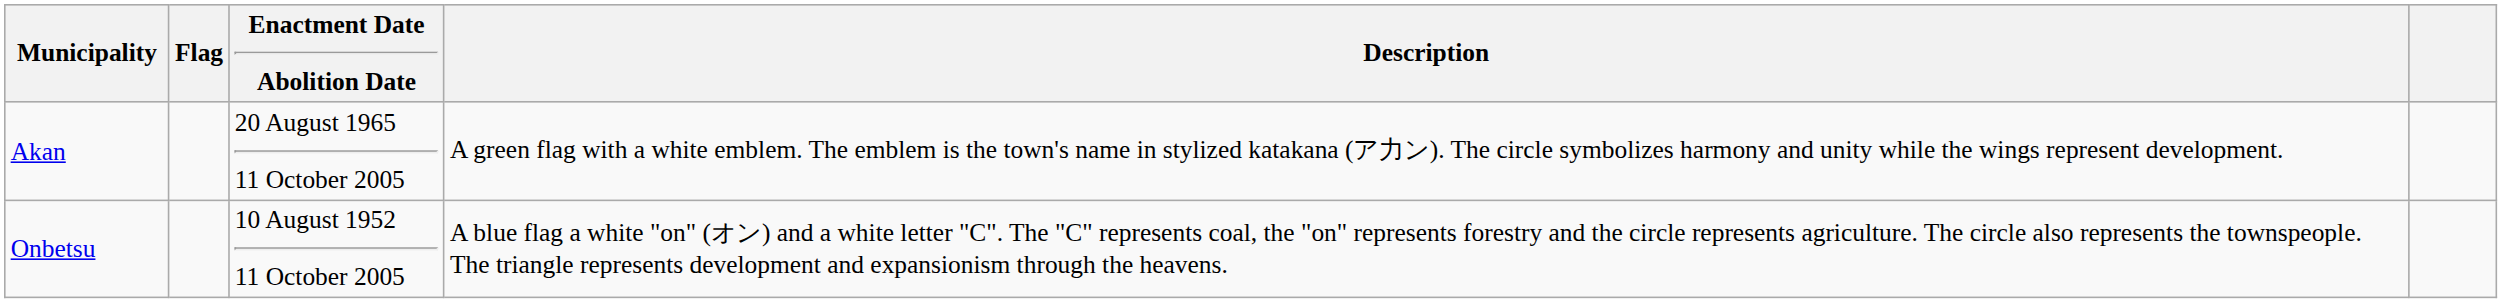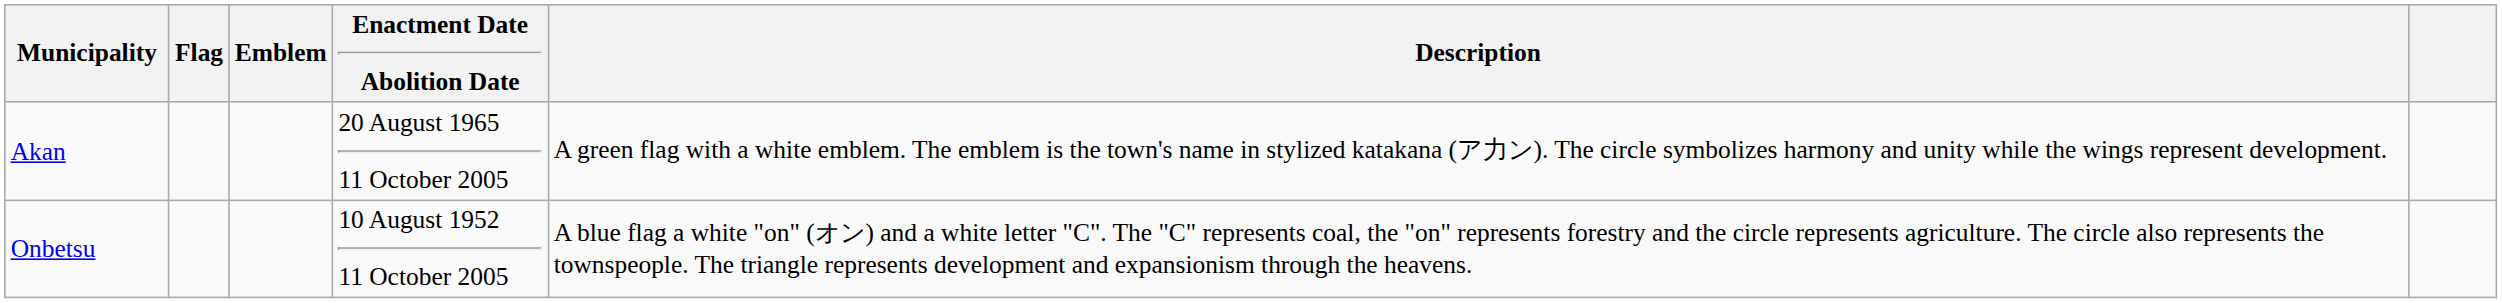+ column: (281, 53)
